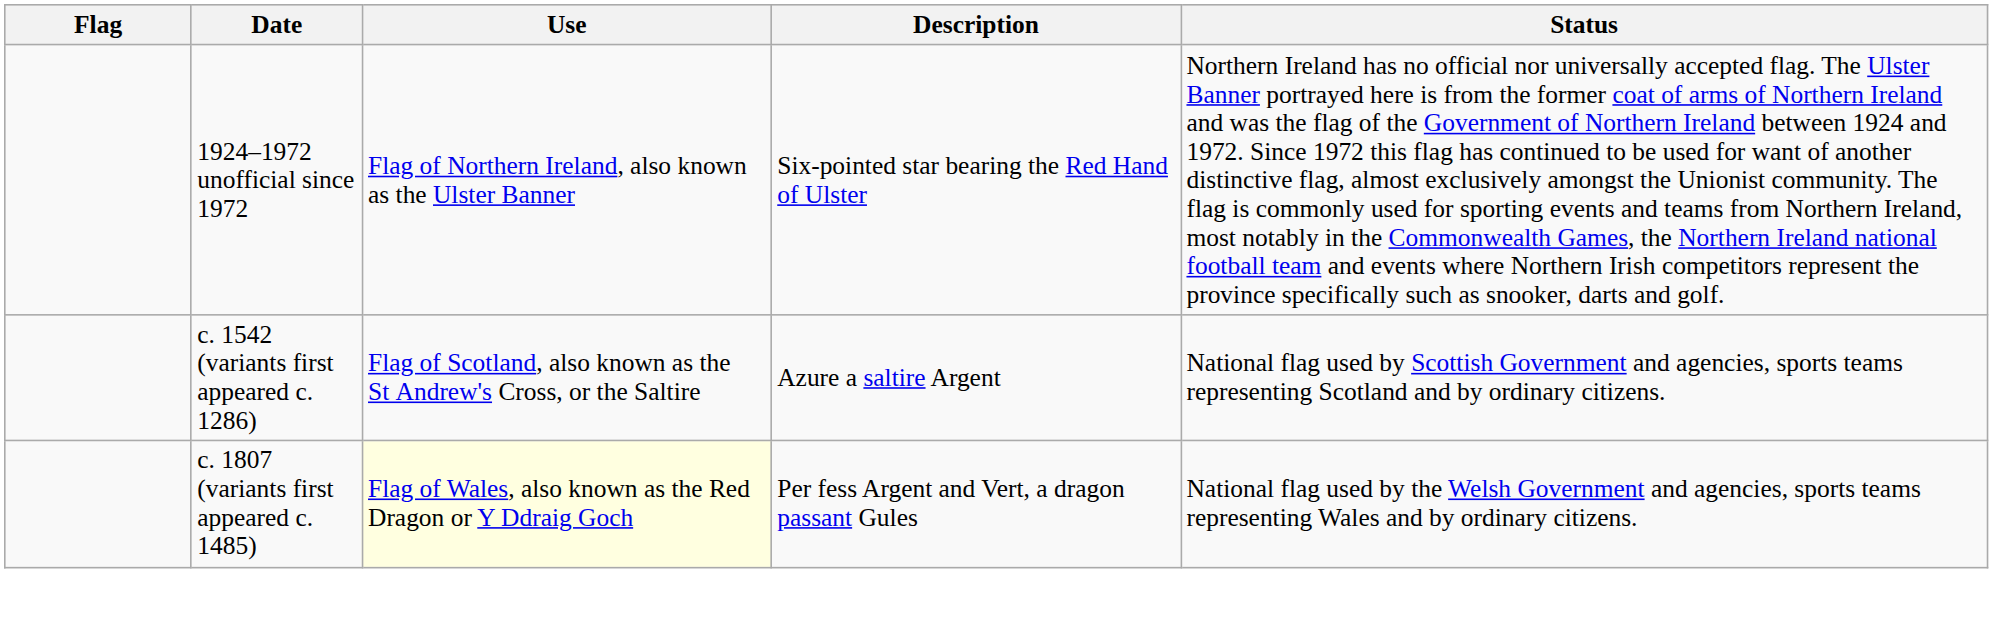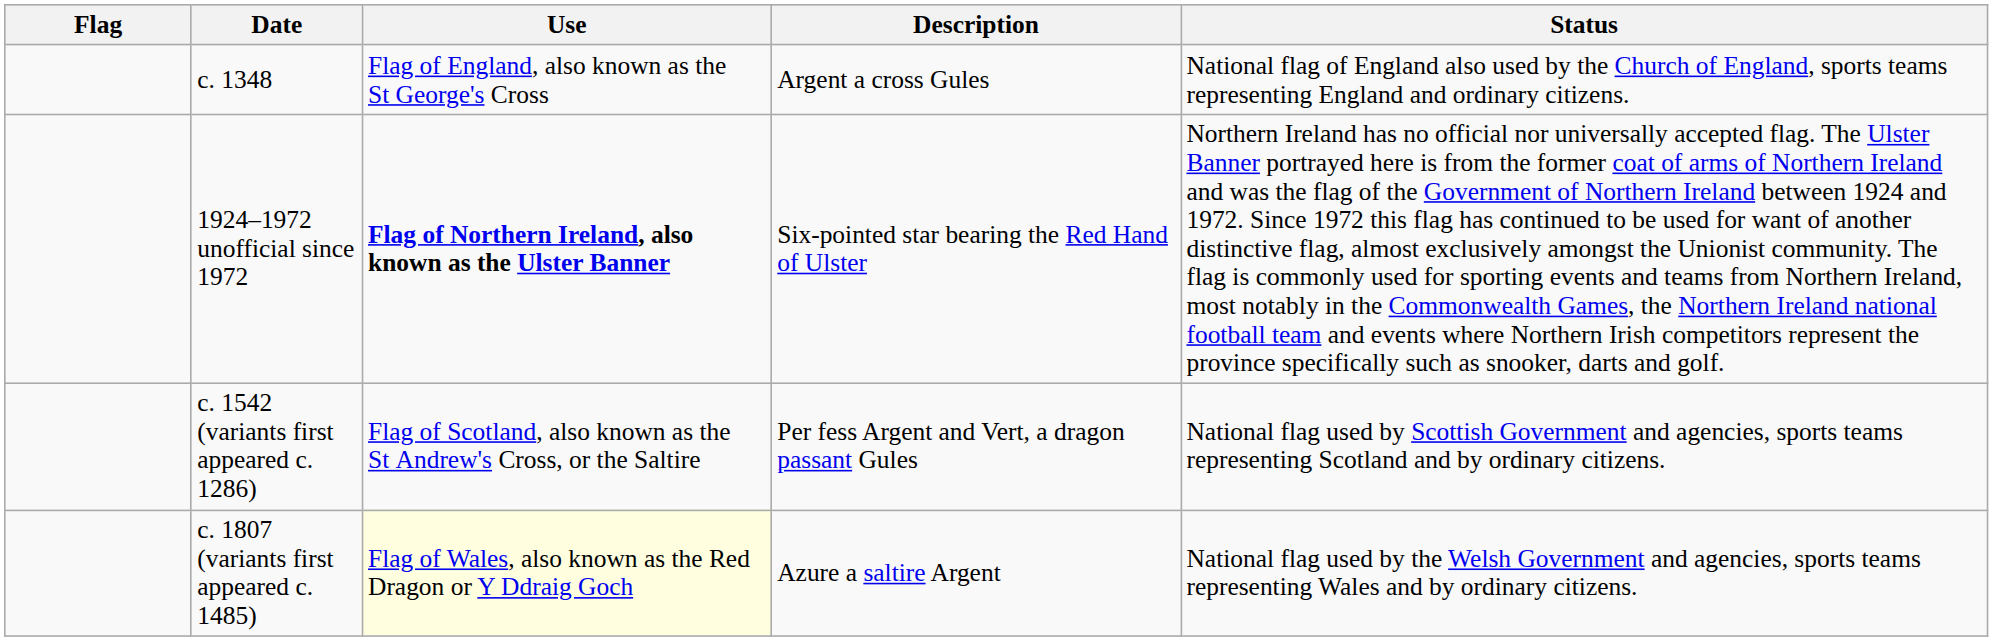+ row: (235, 79)
(557, 179) normal -> (531, 248) bold
(889, 377) Azure a saltire Argent -> (951, 446) Per fess Argent and Vert, a dragon passant Gules
(951, 503) Per fess Argent and Vert, a dragon passant Gules -> (889, 572) Azure a saltire Argent
